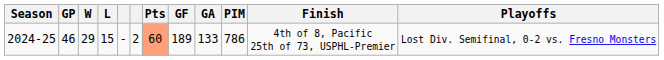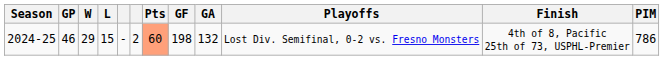columns swapped: (234, 14) <-> (529, 14)
(182, 39) 189 -> (182, 39) 198
(208, 39) 133 -> (208, 39) 132
